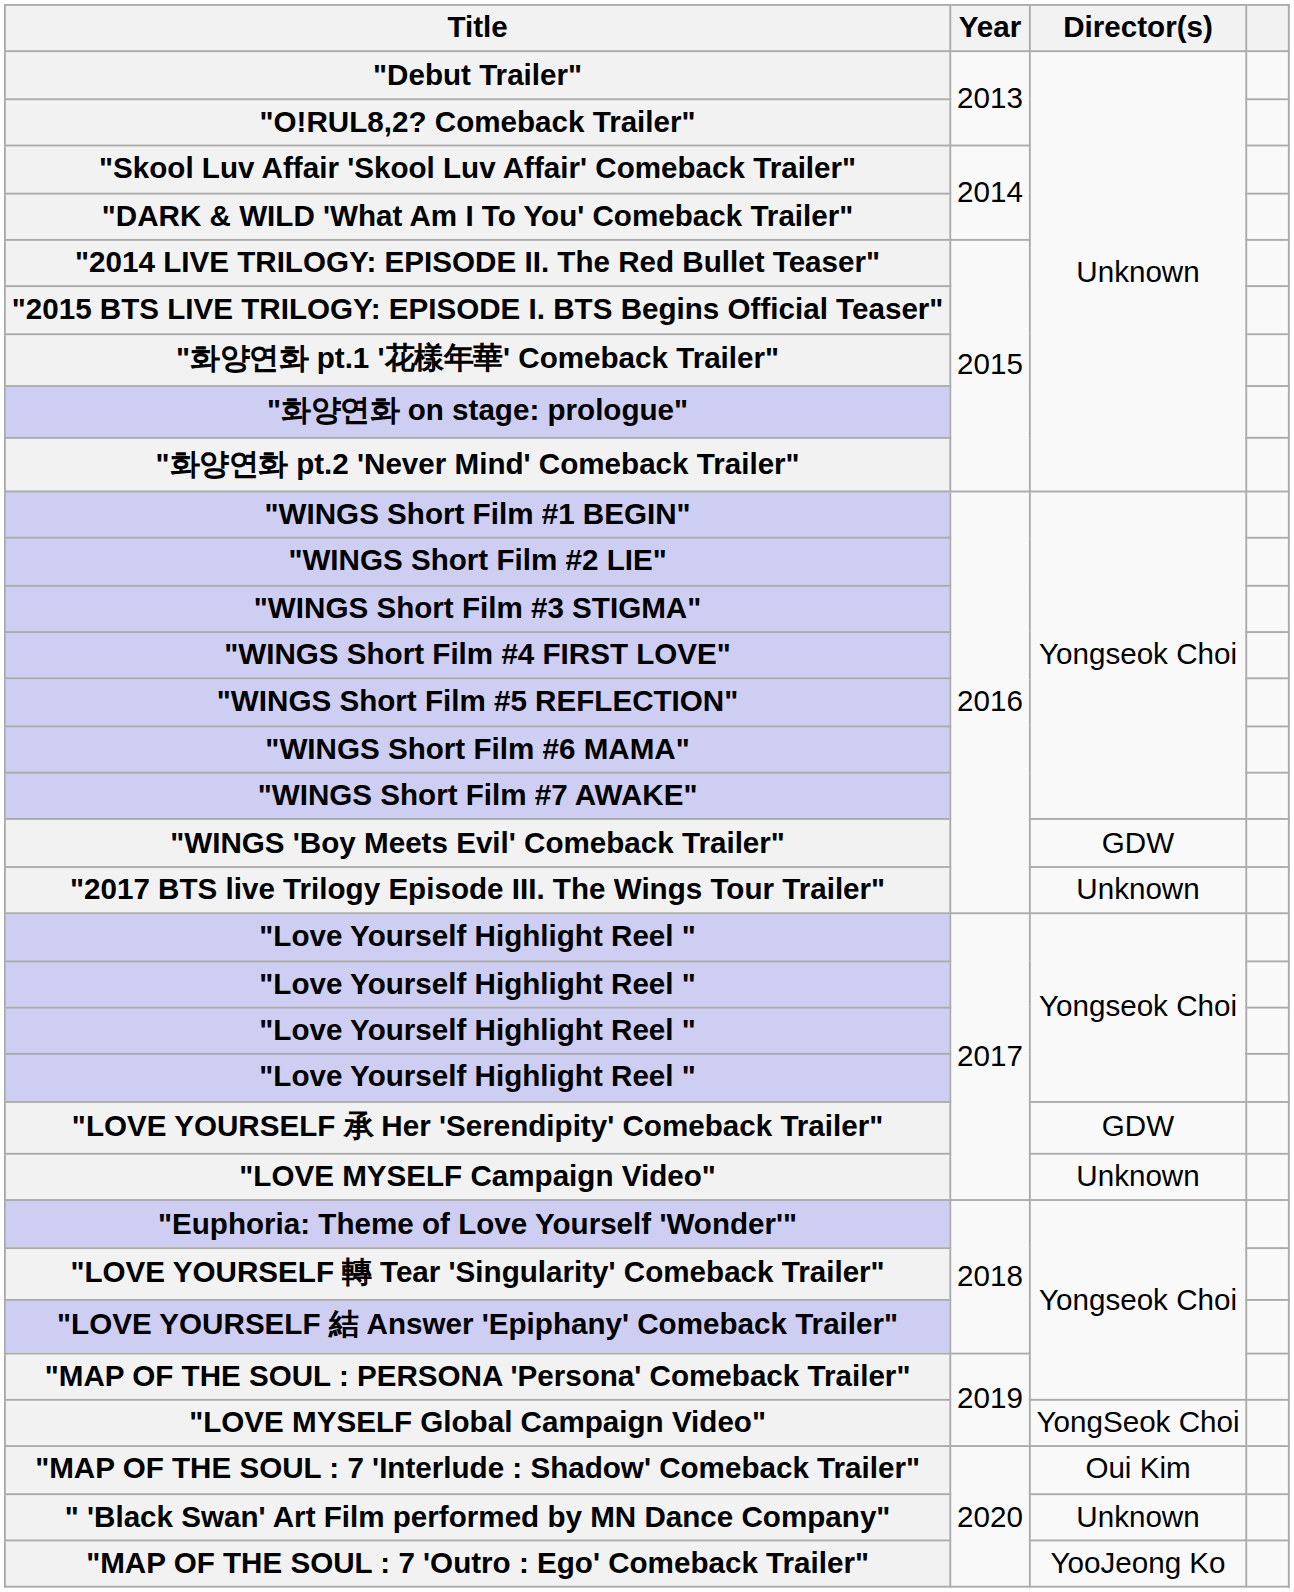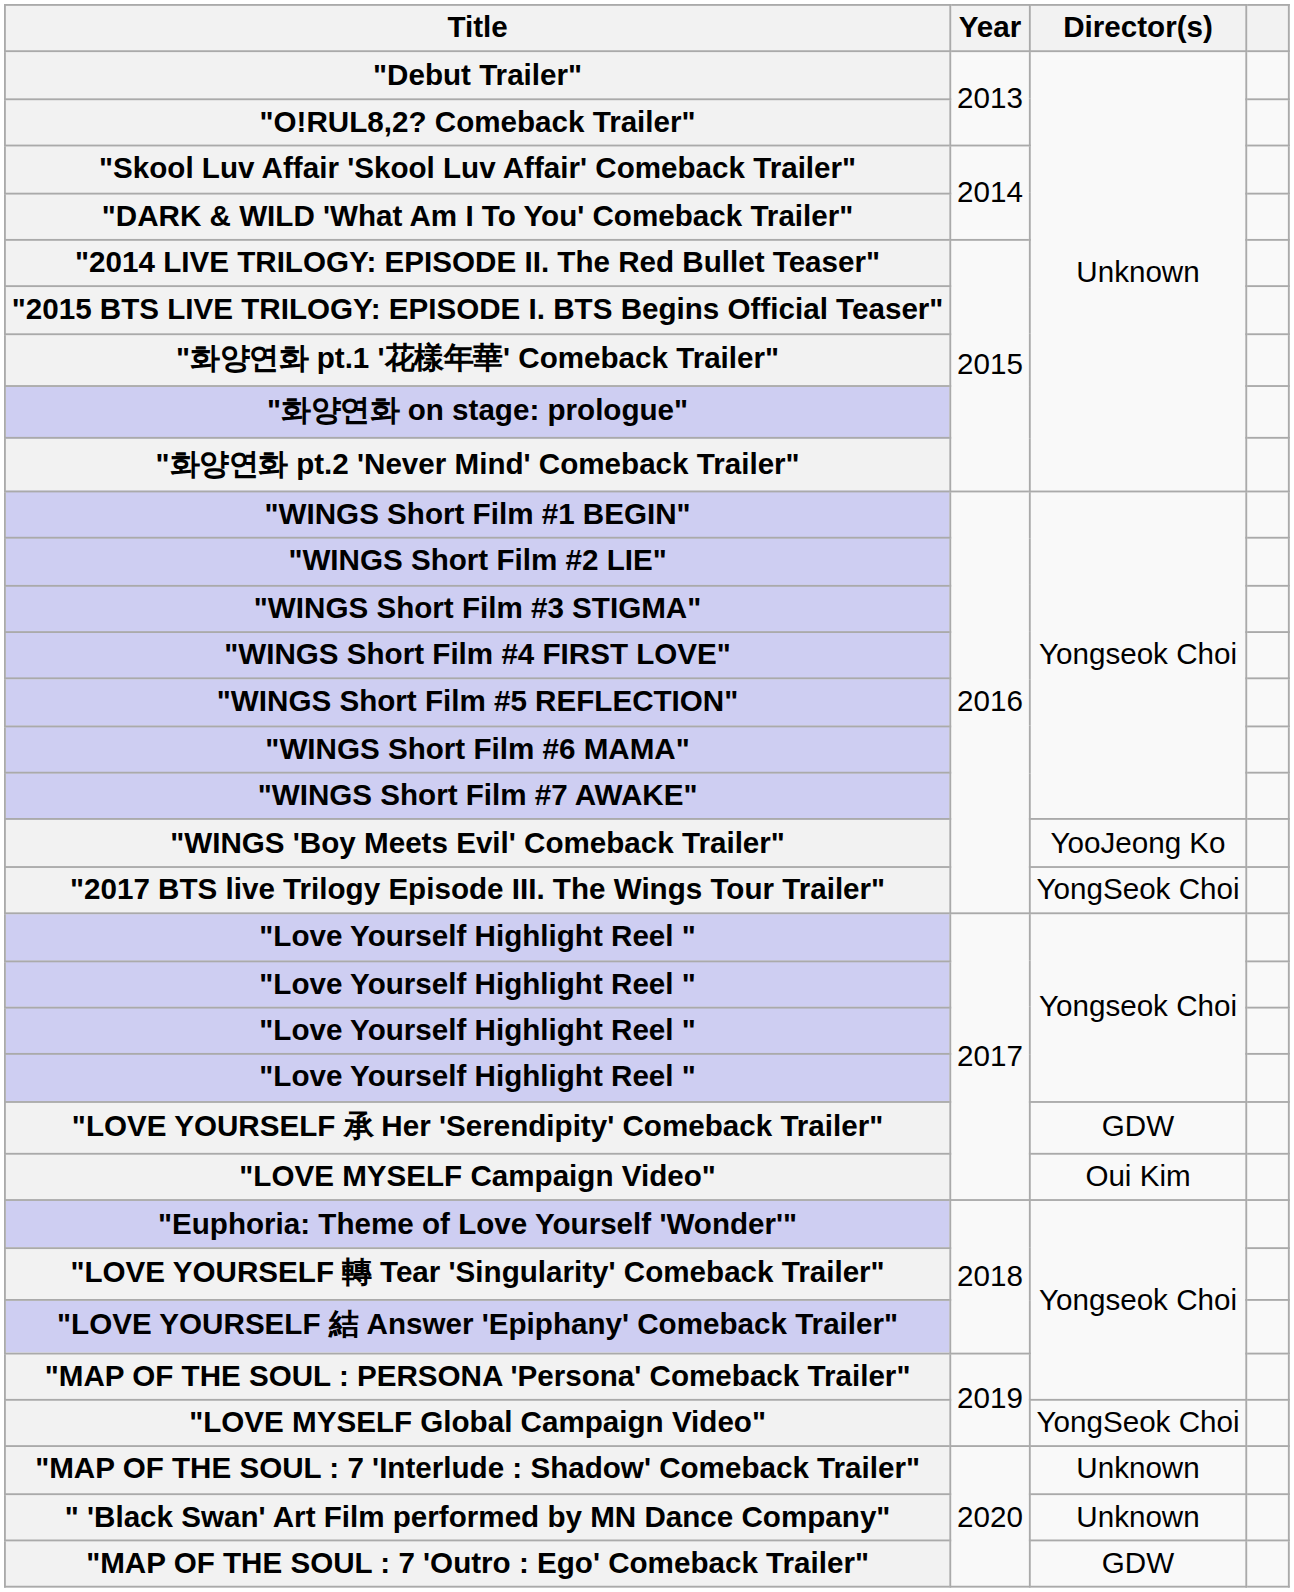(1138, 842) GDW -> (1138, 842) YooJeong Ko
(1138, 889) Unknown -> (1138, 889) YongSeok Choi
(1138, 1176) Unknown -> (1138, 1176) Oui Kim
(1138, 1469) Oui Kim -> (1138, 1469) Unknown
(1138, 1563) YooJeong Ko -> (1138, 1563) GDW
